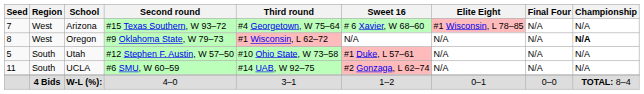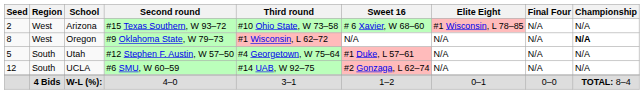(9, 26) 7 -> (9, 26) 2
(289, 26) #4 Georgetown, W 75–64 -> (288, 26) #10 Ohio State, W 73–58
(288, 54) #10 Ohio State, W 73–58 -> (289, 54) #4 Georgetown, W 75–64
(11, 68) 11 -> (11, 68) 12
